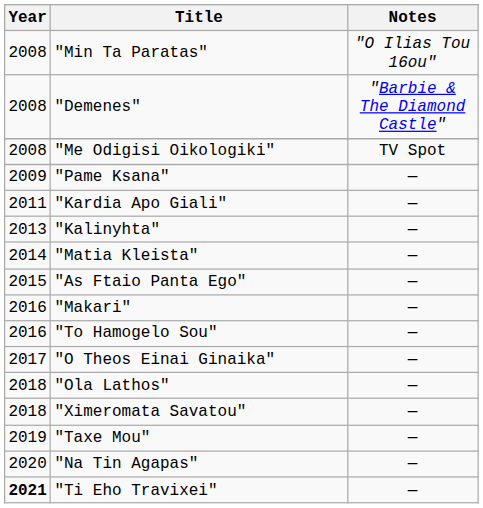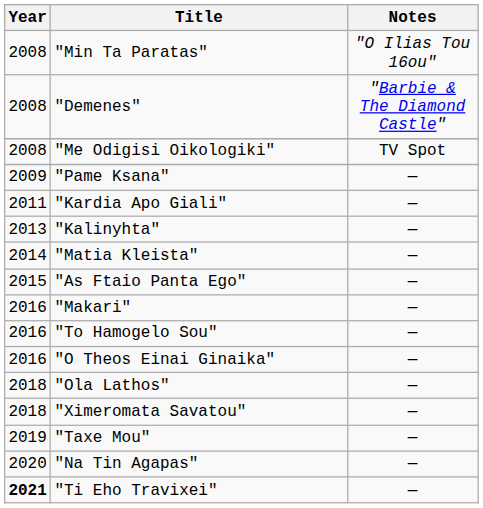(28, 360) 2017 -> (28, 360) 2016
